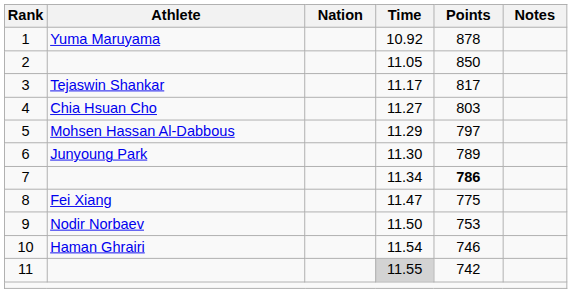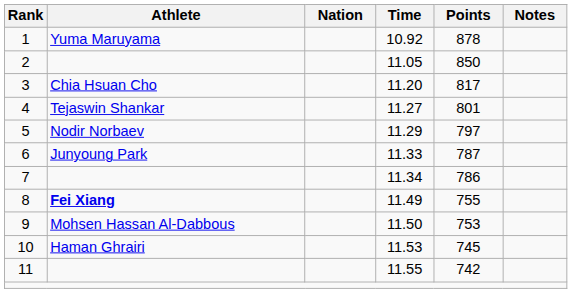(107, 85) Tejaswin Shankar -> (104, 85) Chia Hsuan Cho
(405, 85) 11.17 -> (405, 85) 11.20
(104, 108) Chia Hsuan Cho -> (107, 108) Tejaswin Shankar
(468, 108) 803 -> (468, 108) 801
(142, 131) Mohsen Hassan Al-Dabbous -> (97, 131) Nodir Norbaev
(405, 154) 11.30 -> (405, 154) 11.33
(468, 154) 789 -> (468, 154) 787
(468, 177) bold -> (468, 177) normal
(81, 200) normal -> (82, 200) bold
(405, 200) 11.47 -> (405, 200) 11.49
(468, 200) 775 -> (468, 200) 755
(97, 223) Nodir Norbaev -> (142, 223) Mohsen Hassan Al-Dabbous
(405, 246) 11.54 -> (405, 246) 11.53
(468, 246) 746 -> (468, 246) 745
(405, 270) lightgrey background -> (405, 270) no background
